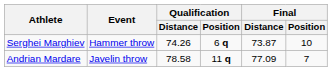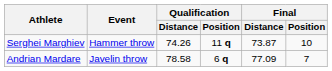(221, 43) 6 q -> (221, 43) 11 q
(221, 59) 11 q -> (221, 59) 6 q
